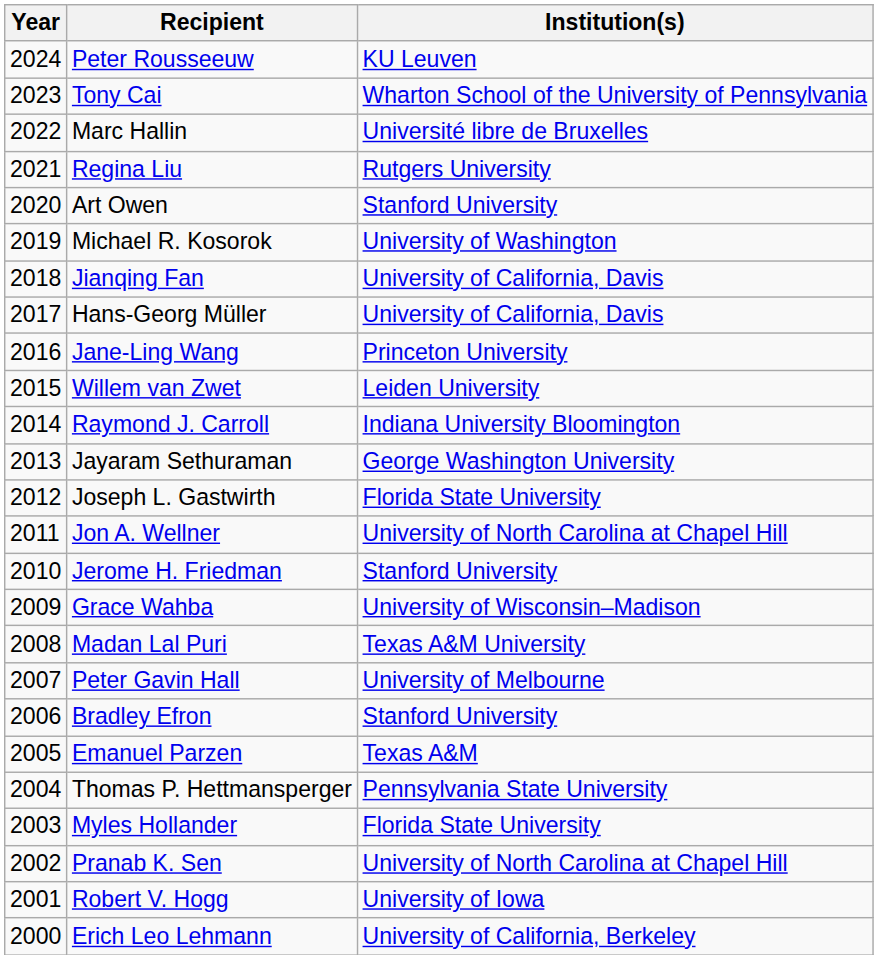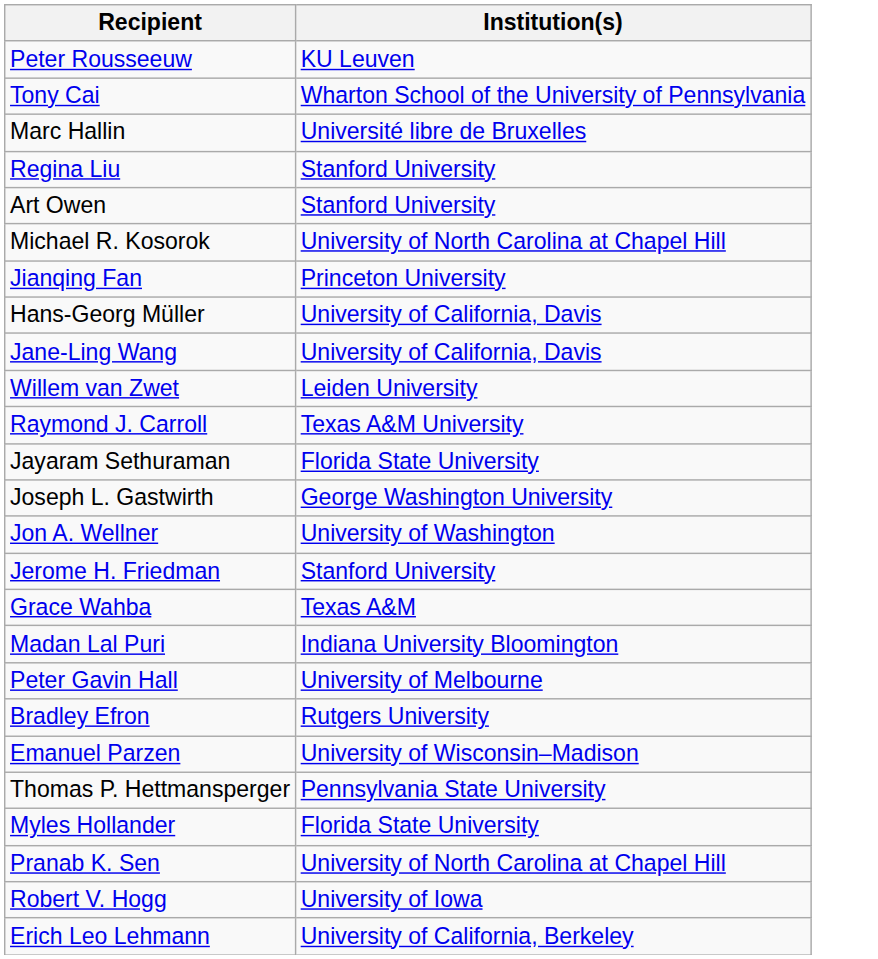- column: (36, 22)
(457, 168) Rutgers University -> (398, 168) Stanford University
(490, 242) University of Washington -> (513, 242) University of North Carolina at Chapel Hill
(513, 278) University of California, Davis -> (403, 278) Princeton University
(465, 351) Princeton University -> (451, 351) University of California, Davis
(521, 424) Indiana University Bloomington -> (412, 424) Texas A&M University
(518, 461) George Washington University -> (420, 461) Florida State University
(482, 497) Florida State University -> (456, 497) George Washington University
(575, 534) University of North Carolina at Chapel Hill -> (428, 534) University of Washington
(532, 607) University of Wisconsin–Madison -> (358, 607) Texas A&M
(474, 643) Texas A&M University -> (459, 643) Indiana University Bloomington
(460, 717) Stanford University -> (395, 717) Rutgers University
(420, 753) Texas A&M -> (470, 753) University of Wisconsin–Madison
